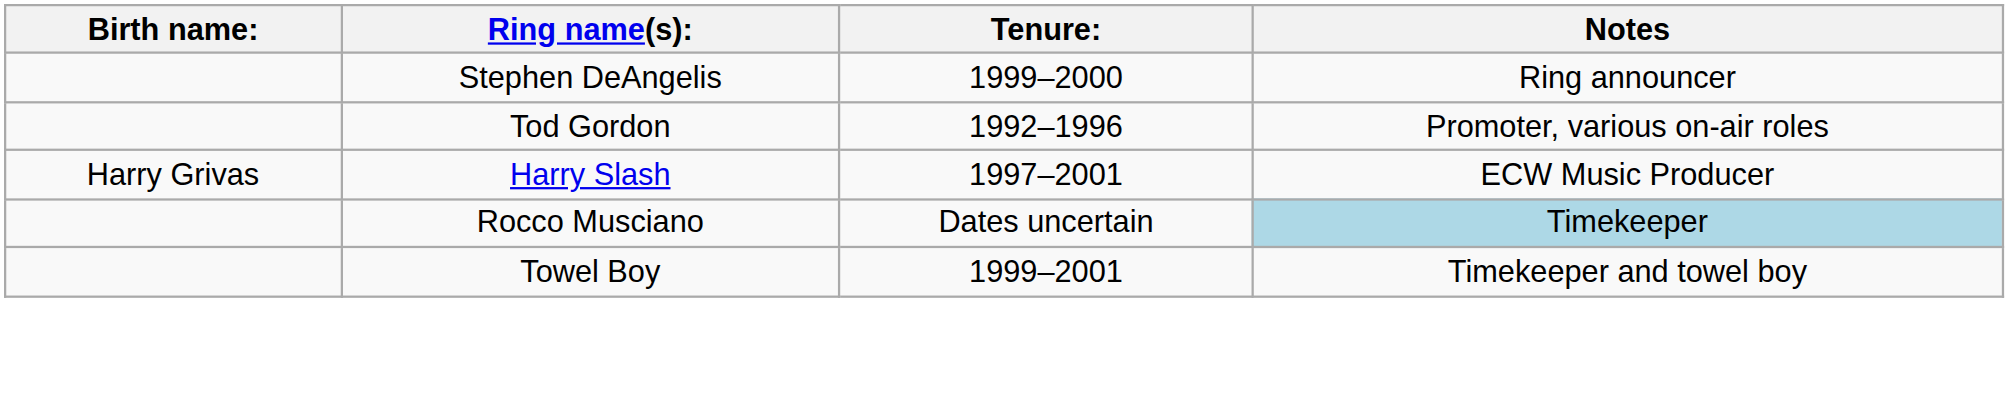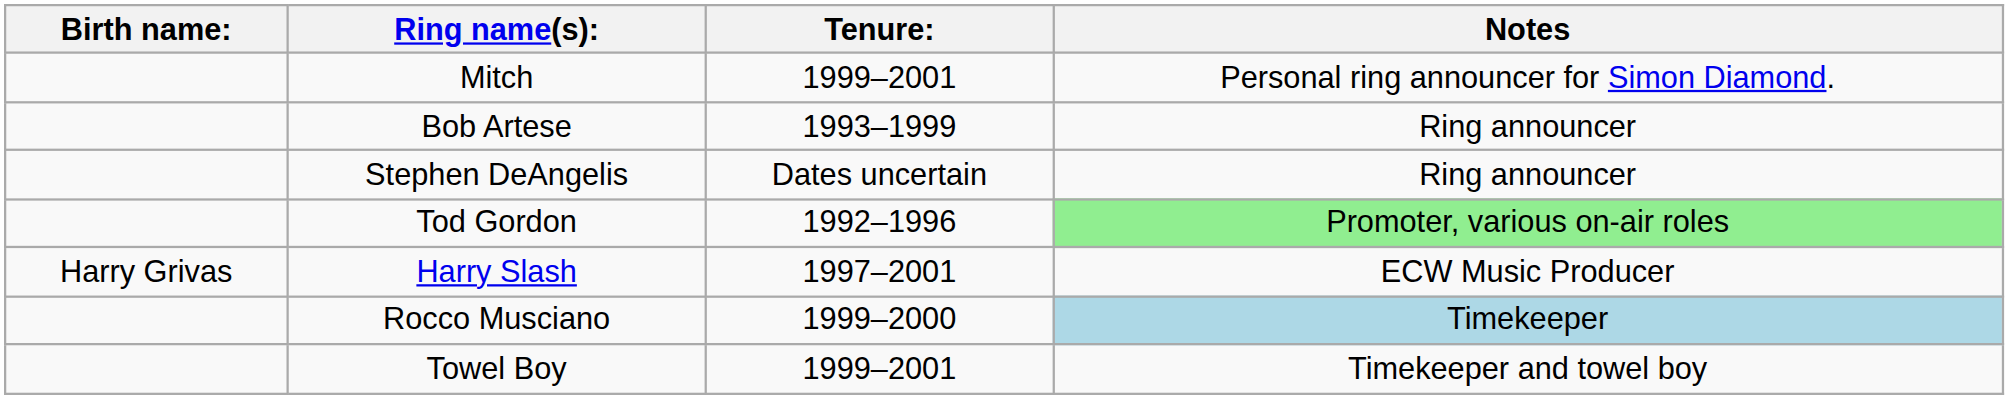+ row: (497, 77)
+ row: (497, 126)
(1046, 77) 1999–2000 -> (879, 174) Dates uncertain
(1627, 126) no background -> (1528, 223) lightgreen background
(1046, 223) Dates uncertain -> (879, 320) 1999–2000
